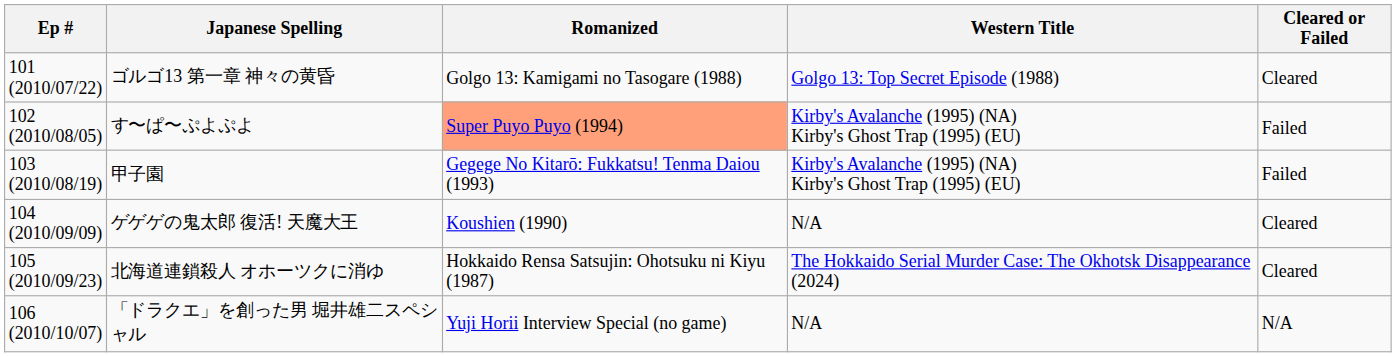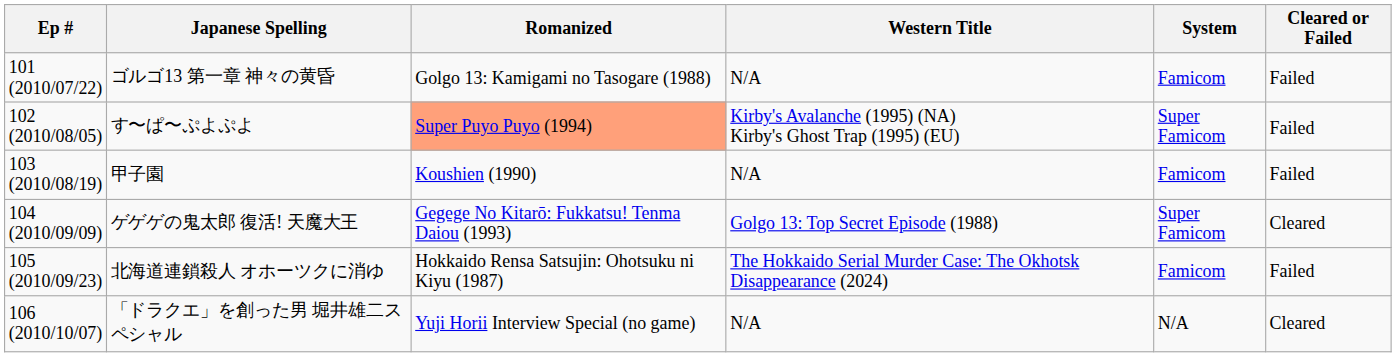+ column: (1210, 28)
(925, 77) Golgo 13: Top Secret Episode (1988) -> (746, 77) N/A
(1290, 77) Cleared -> (1292, 77) Failed
(603, 174) Gegege No Kitarō: Fukkatsu! Tenma Daiou (1993) -> (476, 174) Koushien (1990)
(906, 174) Kirby's Avalanche (1995) (NA) Kirby's Ghost Trap (1995) (EU) -> (746, 174) N/A
(507, 223) Koushien (1990) -> (548, 223) Gegege No Kitarō: Fukkatsu! Tenma Daiou (1993)
(807, 223) N/A -> (864, 223) Golgo 13: Top Secret Episode (1988)
(1290, 271) Cleared -> (1292, 271) Failed
(1277, 323) N/A -> (1297, 323) Cleared
